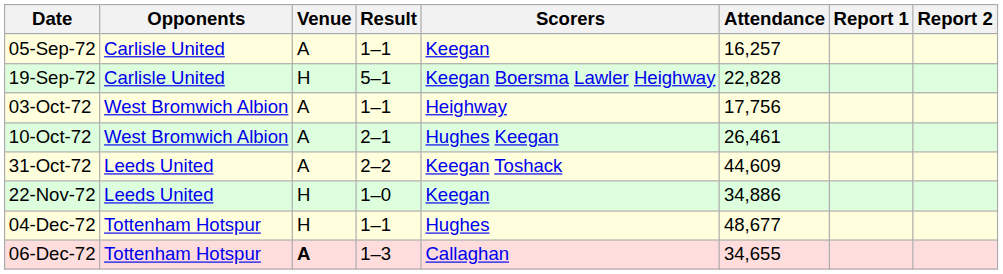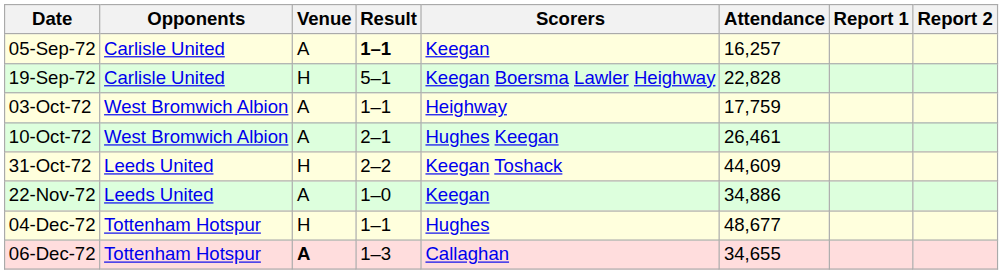(376, 48) normal -> (376, 48) bold
(752, 107) 17,756 -> (752, 107) 17,759
(303, 166) A -> (304, 166) H
(304, 195) H -> (303, 195) A
